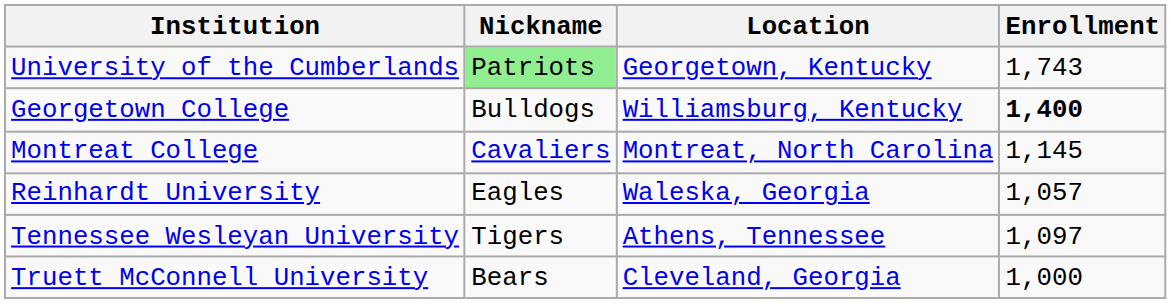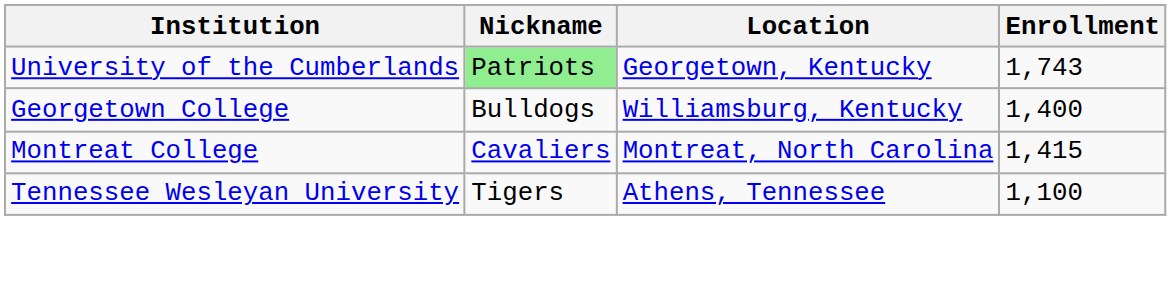(1044, 110) bold -> (1044, 110) normal
(1044, 152) 1,145 -> (1044, 152) 1,415
- row: (166, 194)
(1044, 236) 1,097 -> (1044, 194) 1,100
- row: (220, 278)
